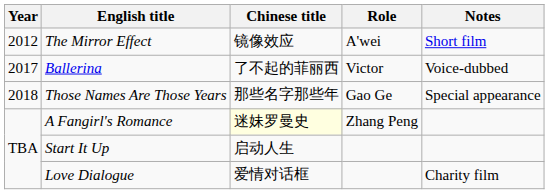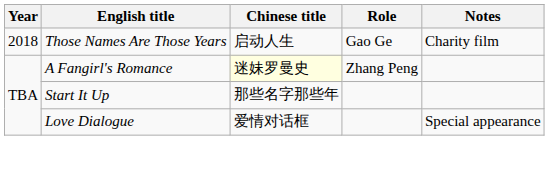- row: (98, 41)
- row: (73, 68)
(286, 94) 那些名字那些年 -> (264, 41) 启动人生
(483, 95) Special appearance -> (462, 41) Charity film
(264, 147) 启动人生 -> (286, 94) 那些名字那些年
(462, 175) Charity film -> (483, 121) Special appearance
